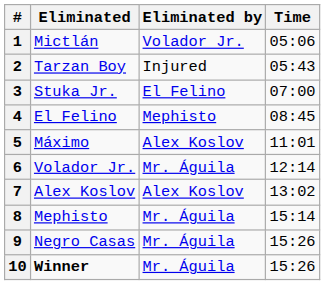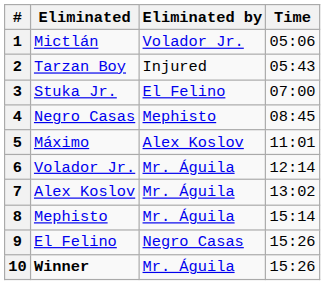(75, 117) El Felino -> (85, 117) Negro Casas
(193, 192) Alex Koslov -> (189, 192) Mr. Águila
(85, 242) Negro Casas -> (75, 242) El Felino
(189, 242) Mr. Águila -> (193, 242) Negro Casas
